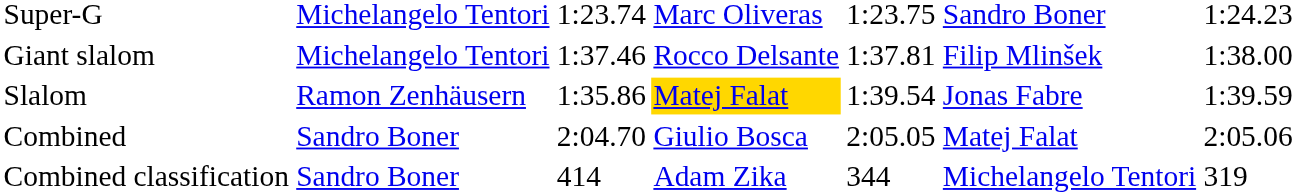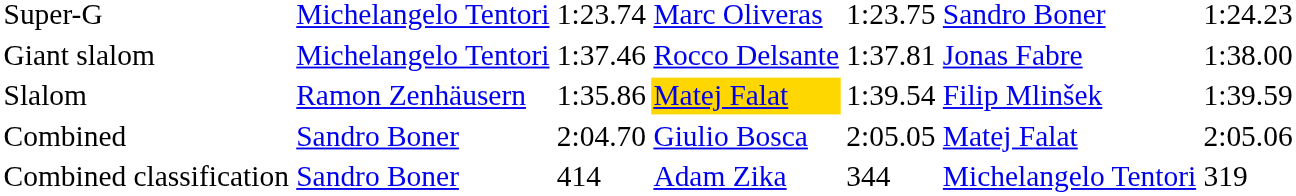(1023, 55) Filip Mlinšek -> (1013, 55) Jonas Fabre
(1013, 95) Jonas Fabre -> (1023, 95) Filip Mlinšek
